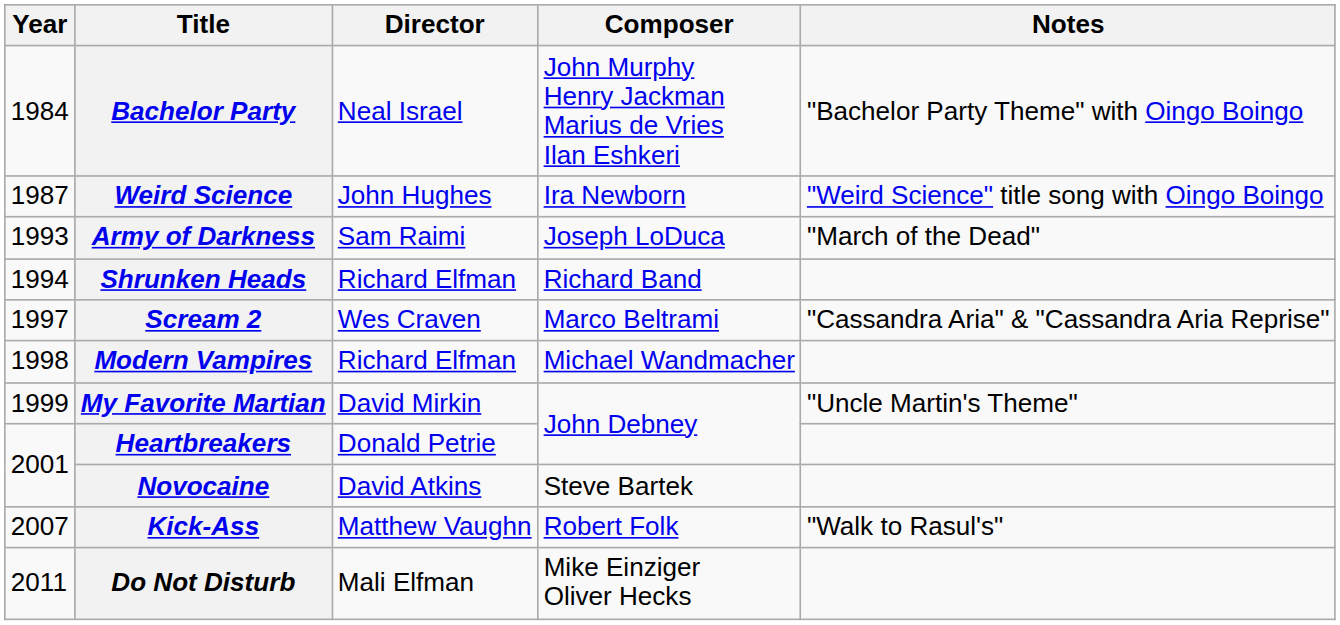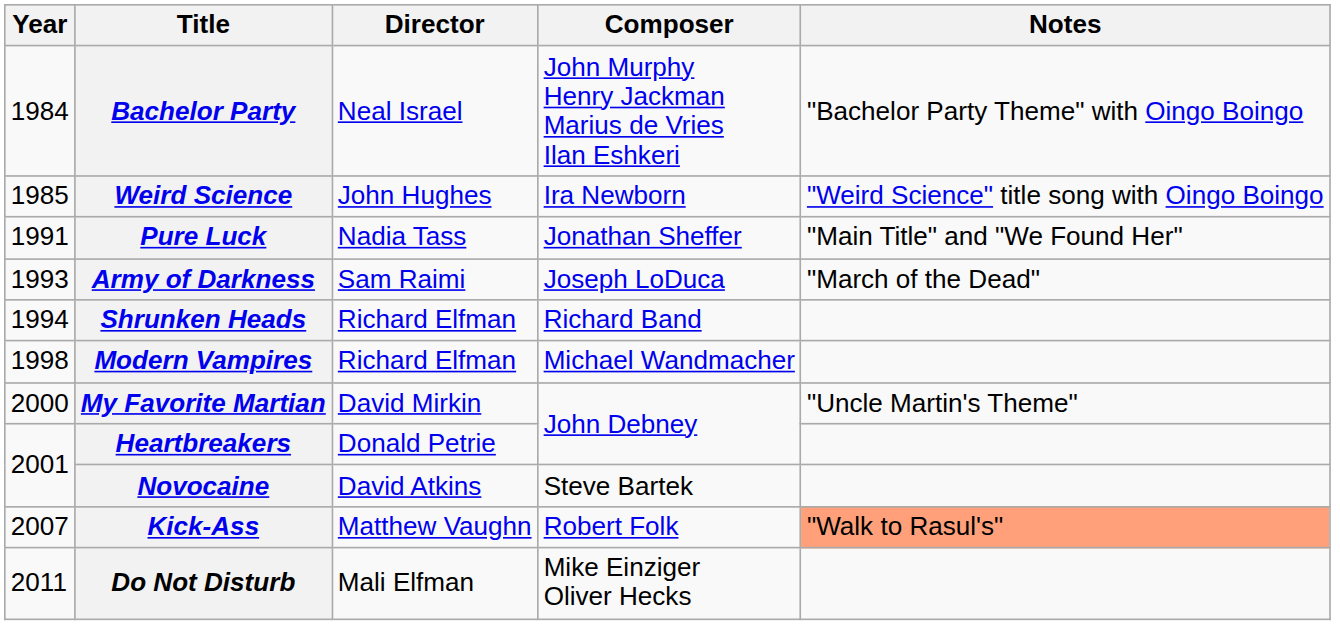(40, 195) 1987 -> (40, 195) 1985
+ row: (203, 237)
- row: (203, 320)
(40, 402) 1999 -> (40, 402) 2000
(905, 526) no background -> (905, 526) lightsalmon background
